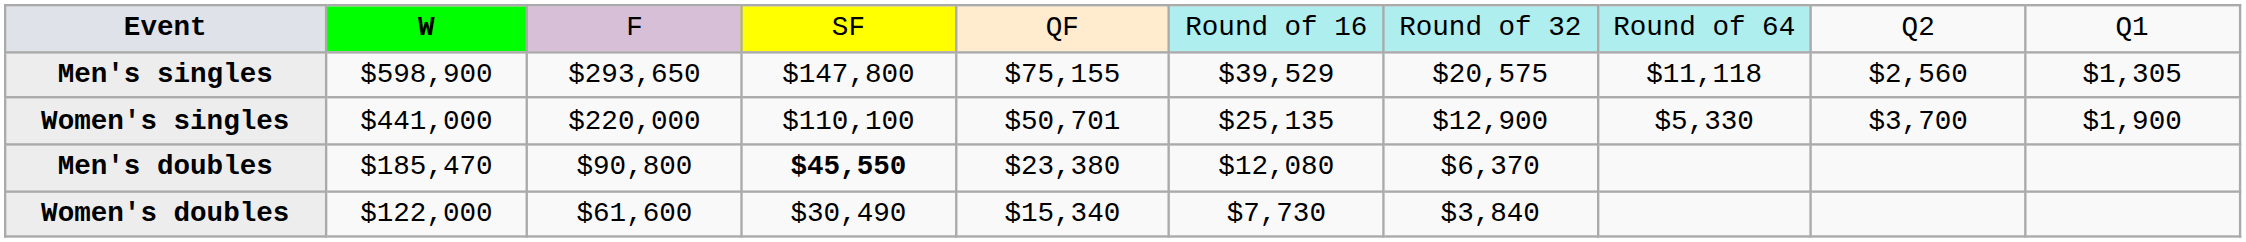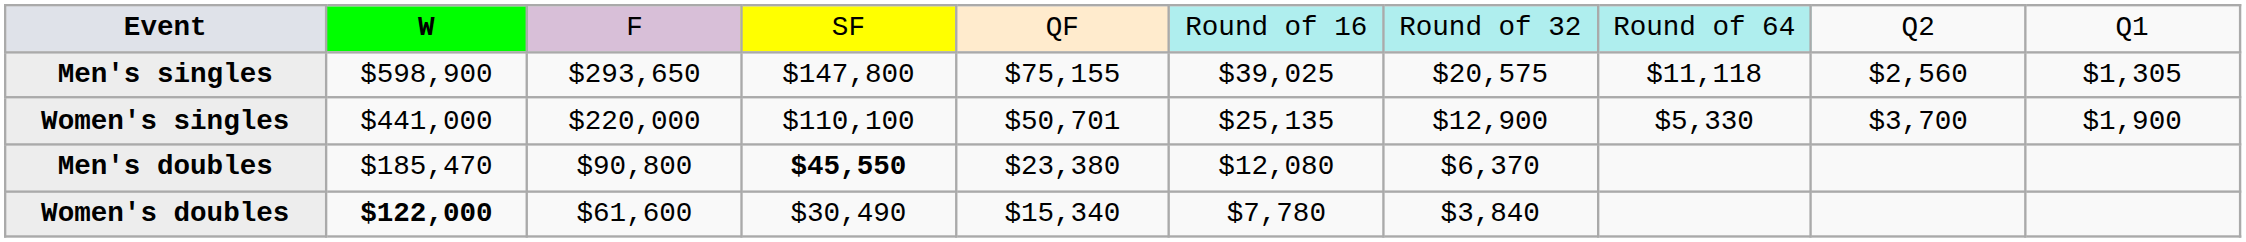(1276, 74) $39,529 -> (1276, 74) $39,025
(426, 214) normal -> (426, 214) bold
(1276, 214) $7,730 -> (1276, 214) $7,780
